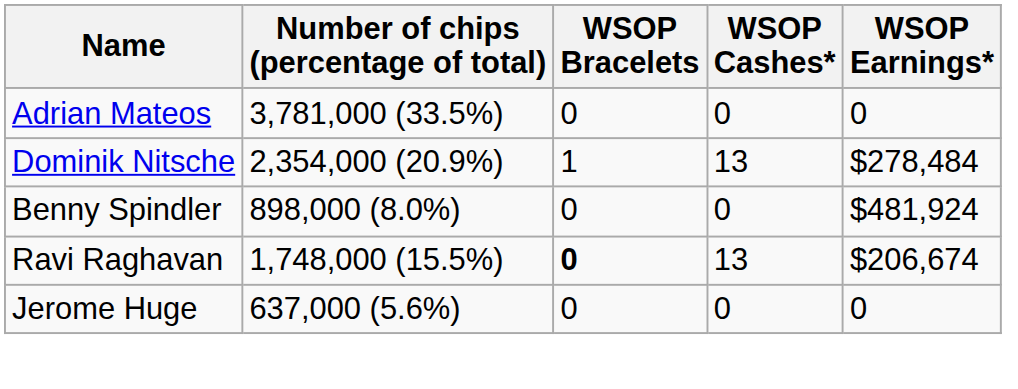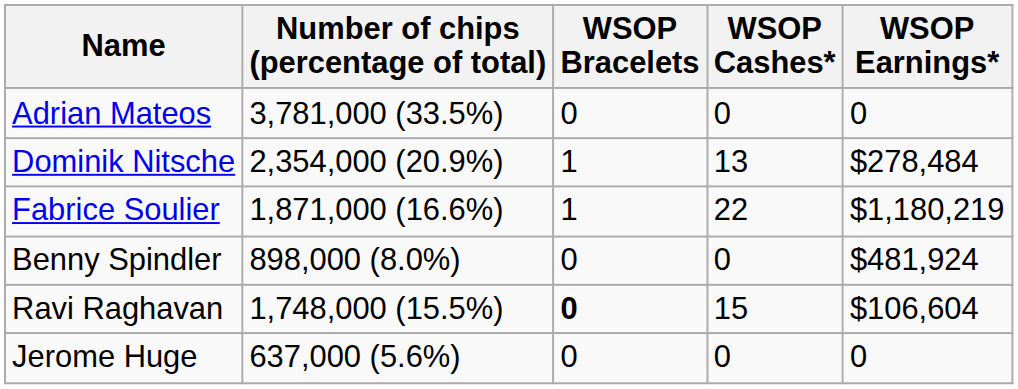+ row: (116, 210)
(731, 259) 13 -> (731, 308) 15
(914, 259) $206,674 -> (914, 308) $106,604
